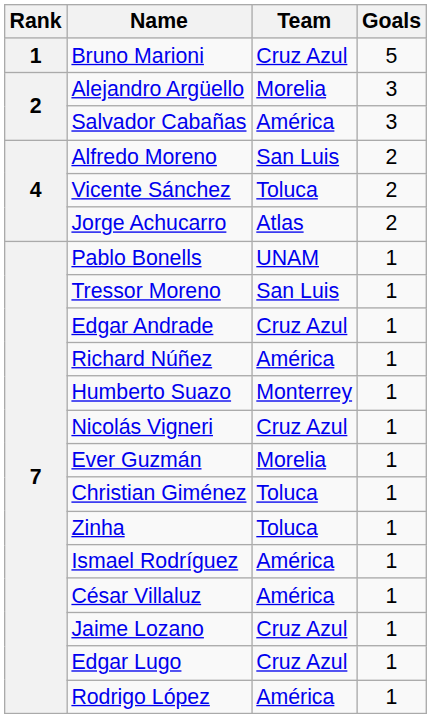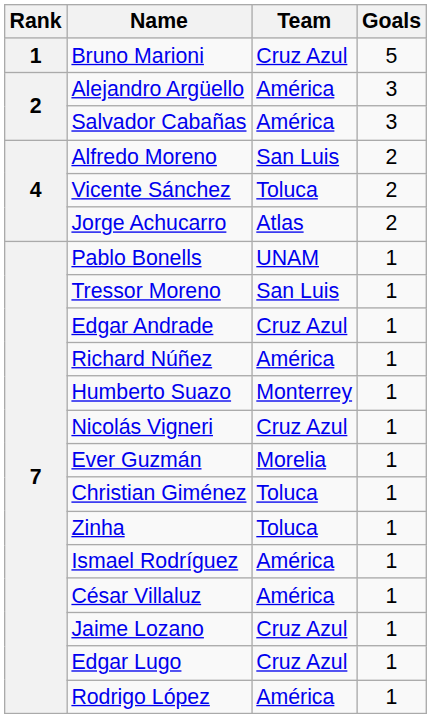(291, 88) Morelia -> (295, 88) América
